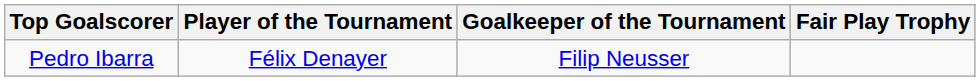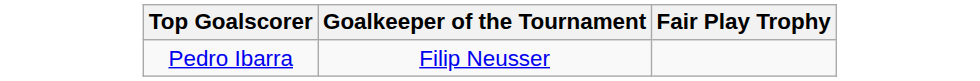- column: (318, 22)
